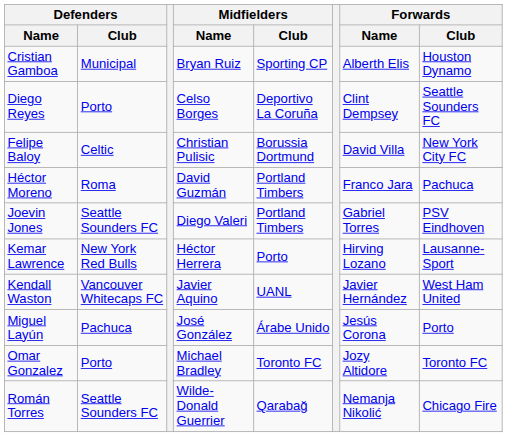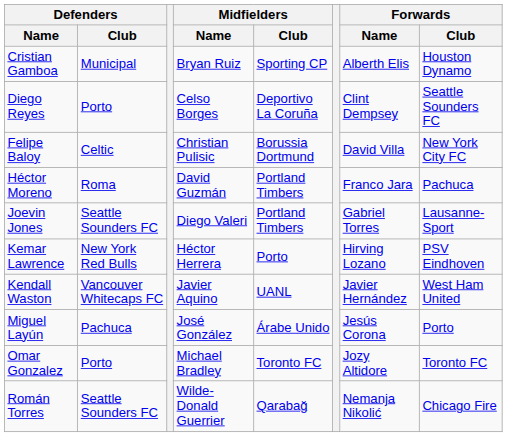(453, 220) PSV Eindhoven -> (453, 220) Lausanne-Sport
(453, 256) Lausanne-Sport -> (453, 256) PSV Eindhoven
